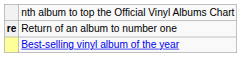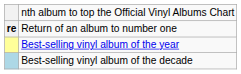+ row: (107, 61)
